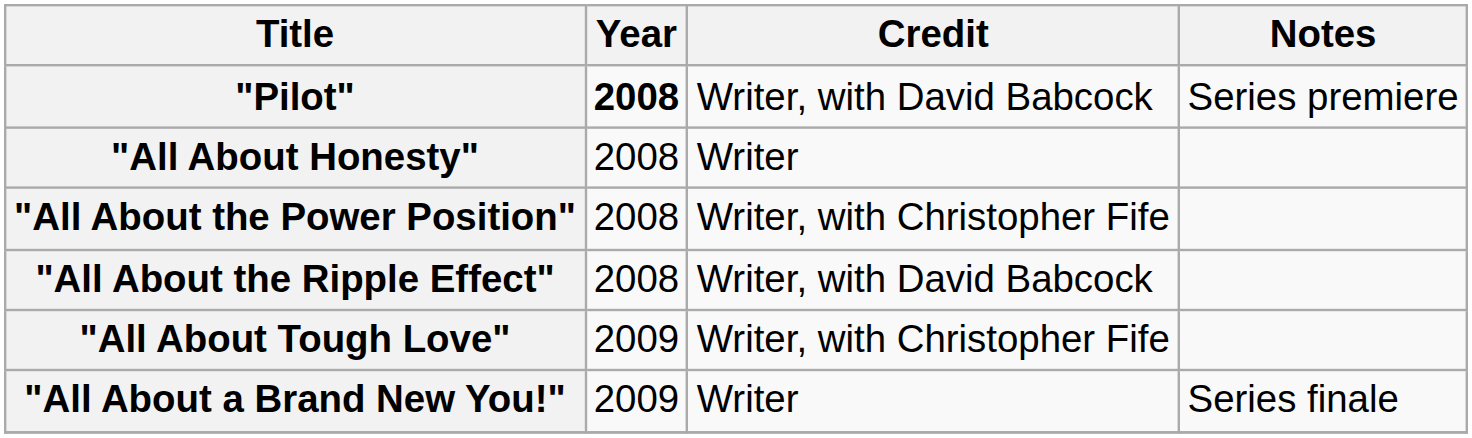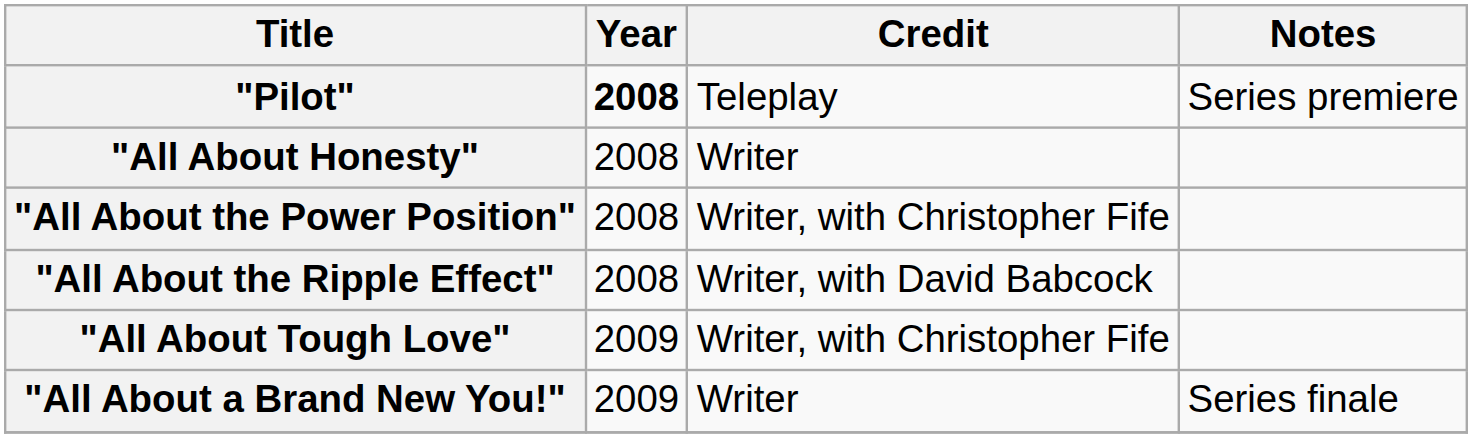(925, 95) Writer, with David Babcock -> (767, 95) Teleplay
